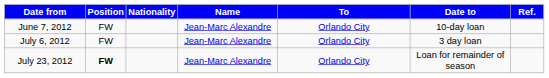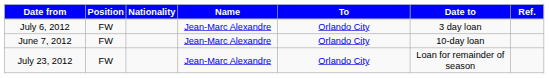rows swapped: (45, 27) <-> (45, 41)
(106, 61) bold -> (106, 61) normal
